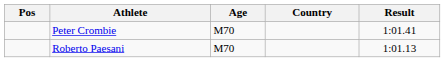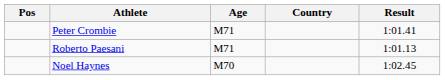(224, 30) M70 -> (224, 30) M71
(224, 48) M70 -> (224, 48) M71
+ row: (81, 65)
